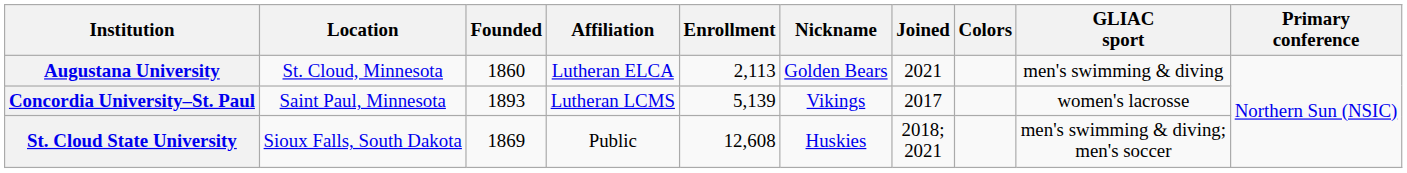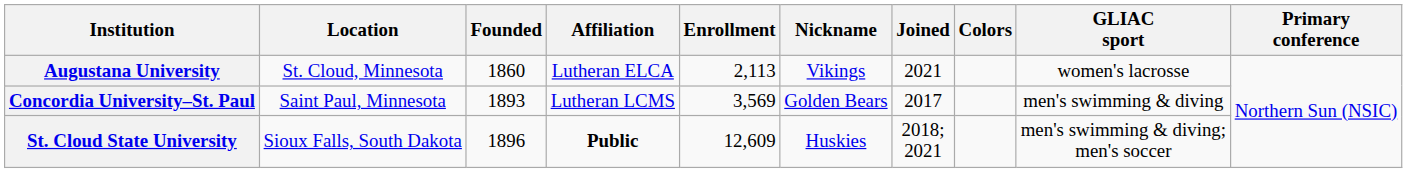(836, 70) Golden Bears -> (836, 70) Vikings
(1123, 70) men's swimming & diving -> (1123, 70) women's lacrosse
(754, 100) 5,139 -> (754, 100) 3,569
(836, 100) Vikings -> (836, 100) Golden Bears
(1123, 100) women's lacrosse -> (1123, 100) men's swimming & diving
(506, 141) 1869 -> (506, 141) 1896
(613, 141) normal -> (613, 141) bold
(750, 141) 12,608 -> (750, 141) 12,609
